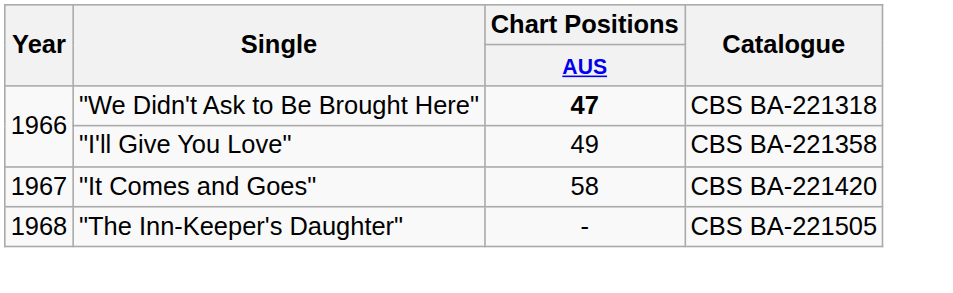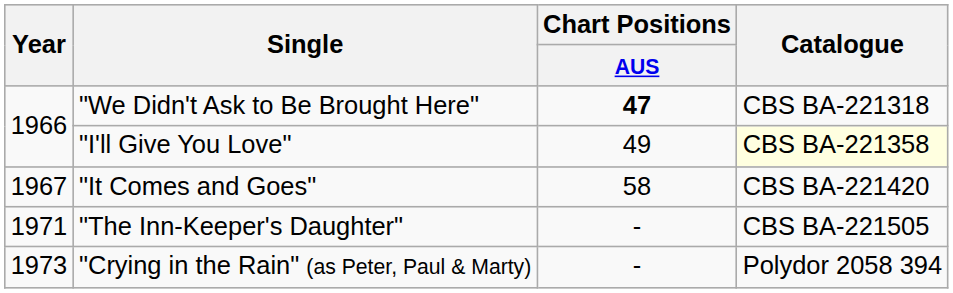(784, 145) no background -> (836, 145) lightyellow background
(39, 226) 1968 -> (39, 226) 1971
+ row: (305, 266)
